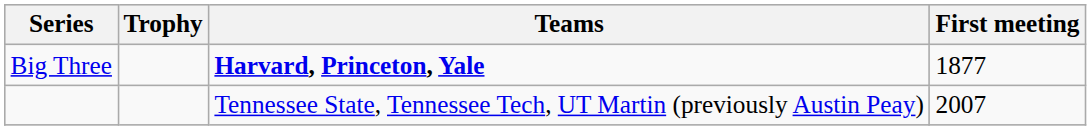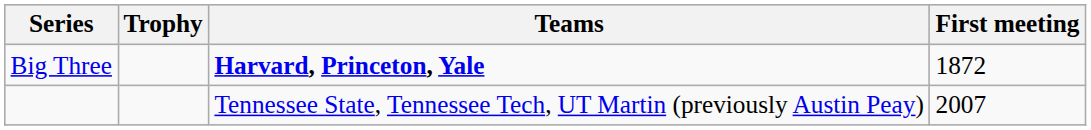(961, 64) 1877 -> (961, 64) 1872
